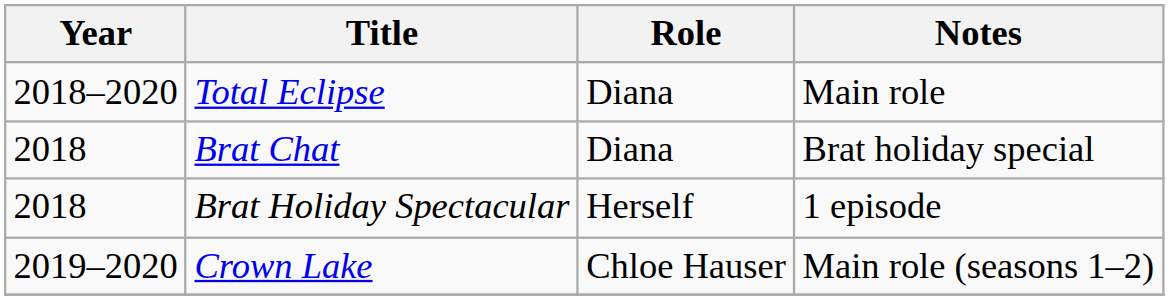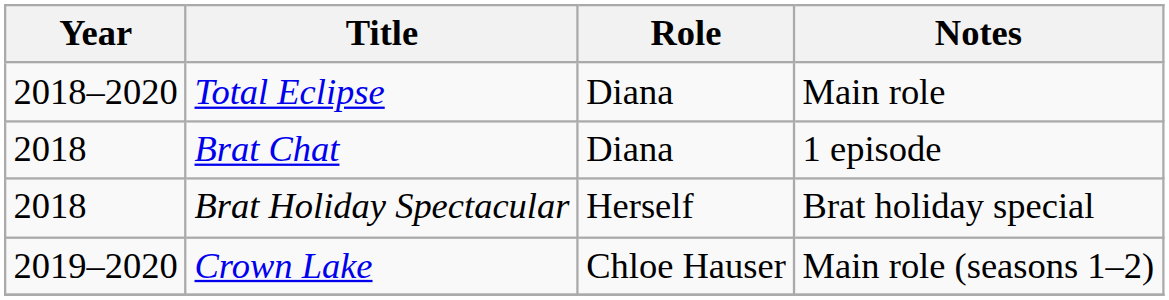(948, 149) Brat holiday special -> (872, 149) 1 episode
(872, 206) 1 episode -> (948, 206) Brat holiday special
